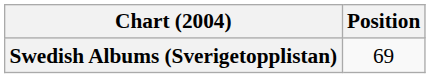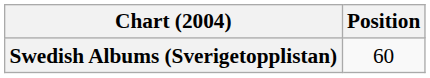(384, 55) 69 -> (384, 55) 60
